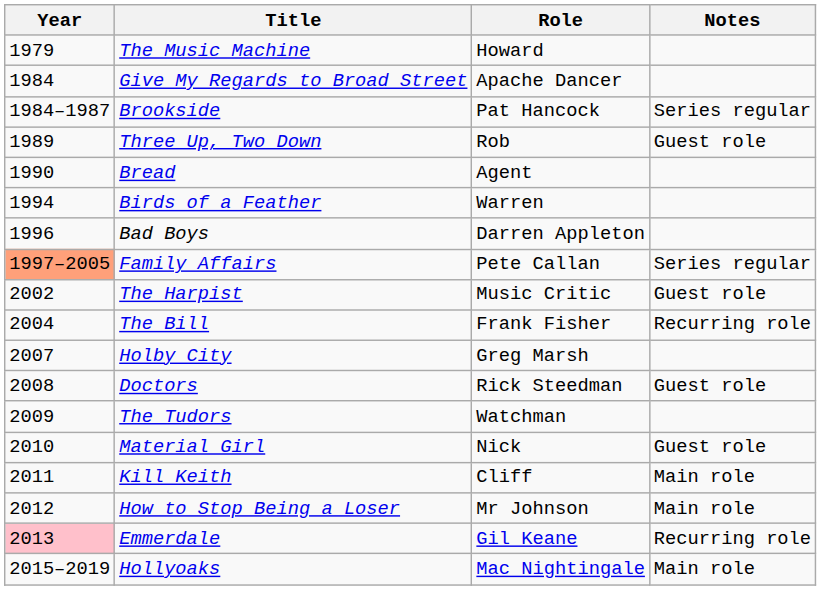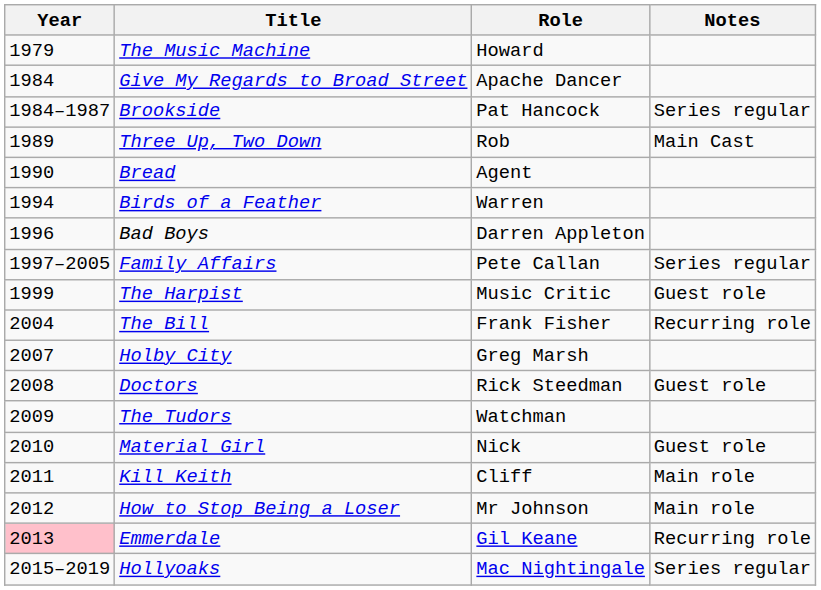(710, 142) Guest role -> (704, 142) Main Cast
(60, 264) lightsalmon background -> (60, 264) no background
(32, 295) 2002 -> (32, 295) 1999
(704, 569) Main role -> (732, 569) Series regular
